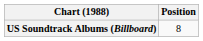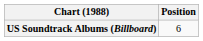(178, 28) 8 -> (178, 28) 6
